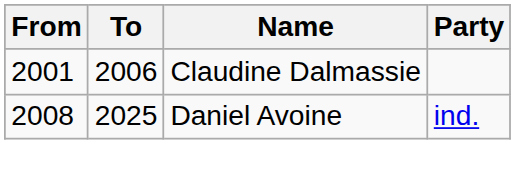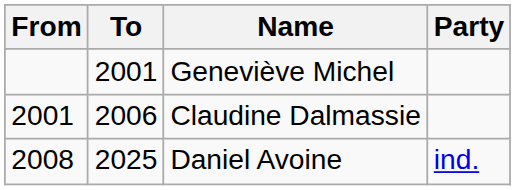+ row: (282, 71)
